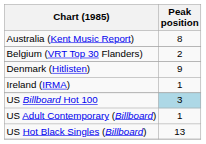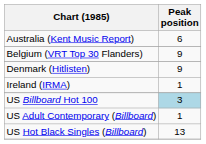(180, 38) 8 -> (180, 38) 6
(180, 54) 2 -> (180, 54) 9
